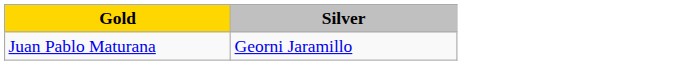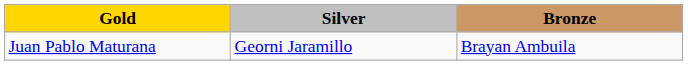+ column: (570, 18)
